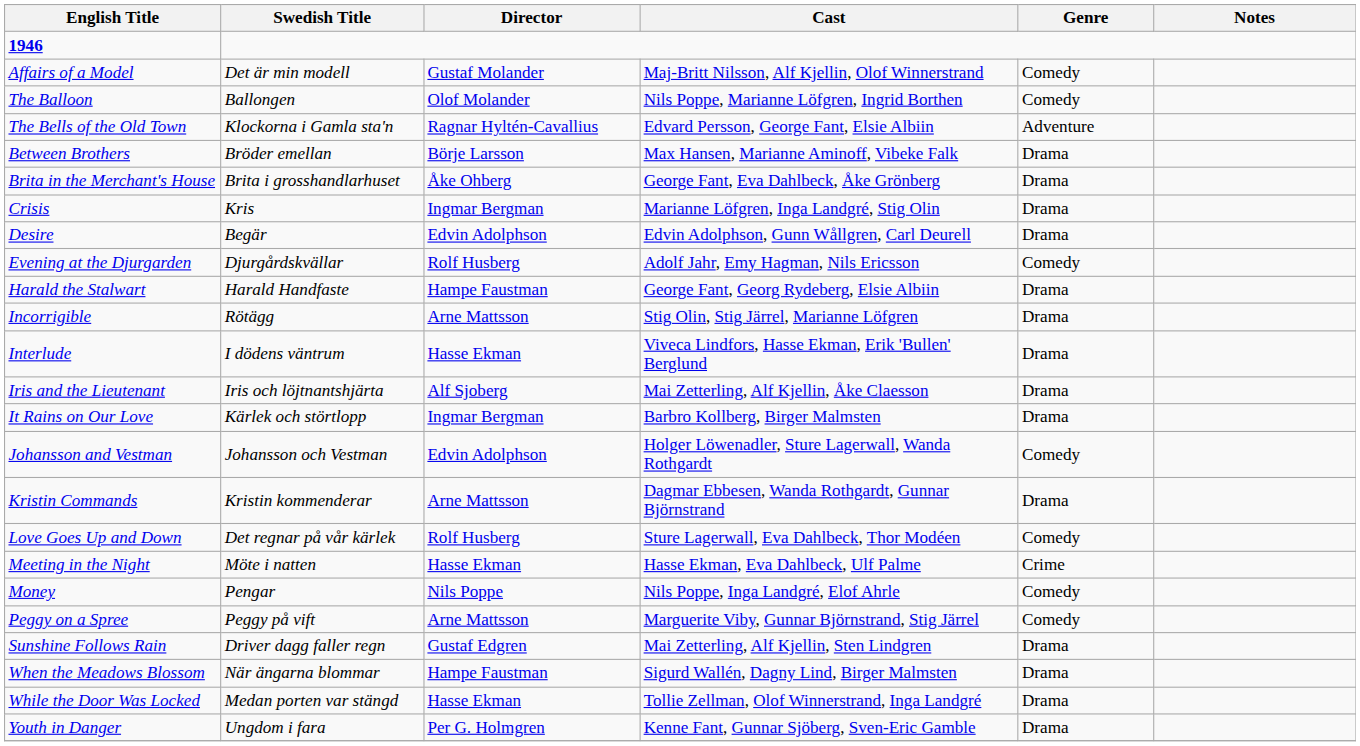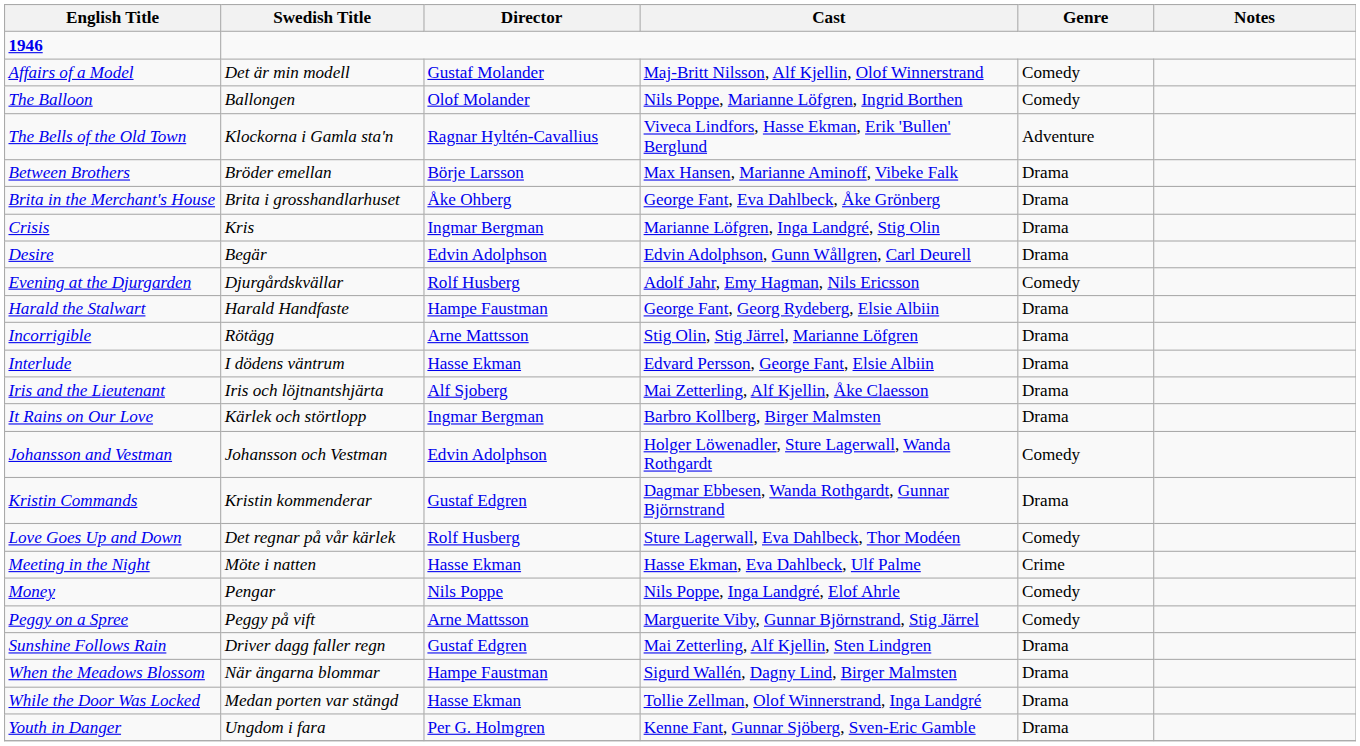(789, 126) Edvard Persson, George Fant, Elsie Albiin -> (797, 136) Viveca Lindfors, Hasse Ekman, Erik 'Bullen' Berglund
(797, 353) Viveca Lindfors, Hasse Ekman, Erik 'Bullen' Berglund -> (789, 363) Edvard Persson, George Fant, Elsie Albiin
(478, 500) Arne Mattsson -> (477, 500) Gustaf Edgren
